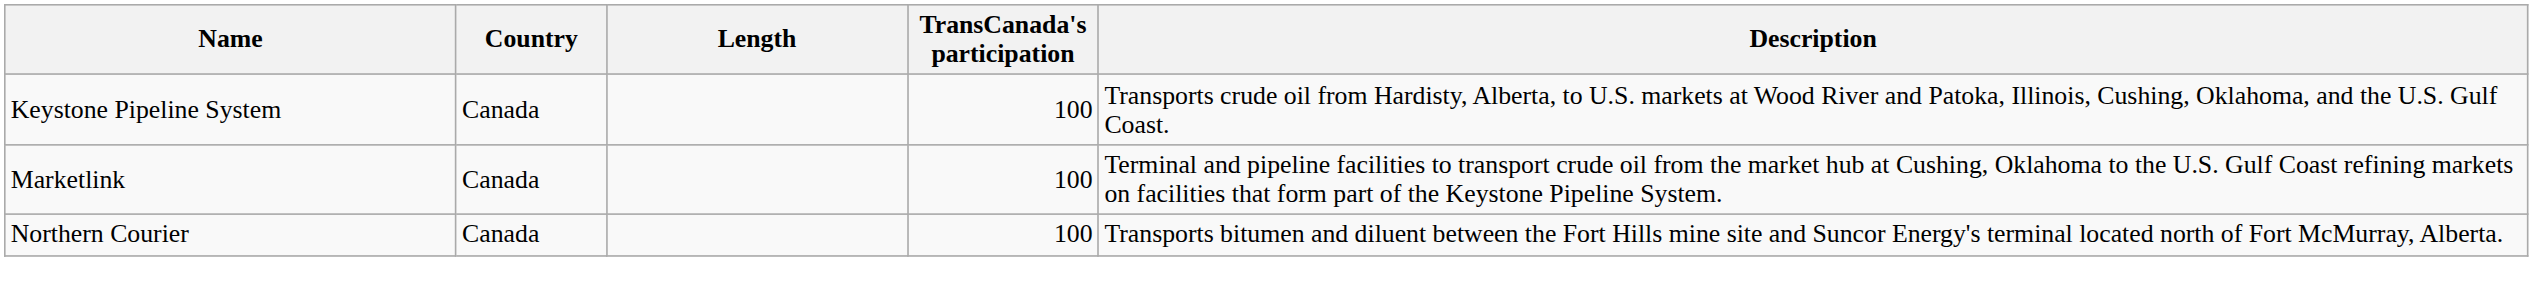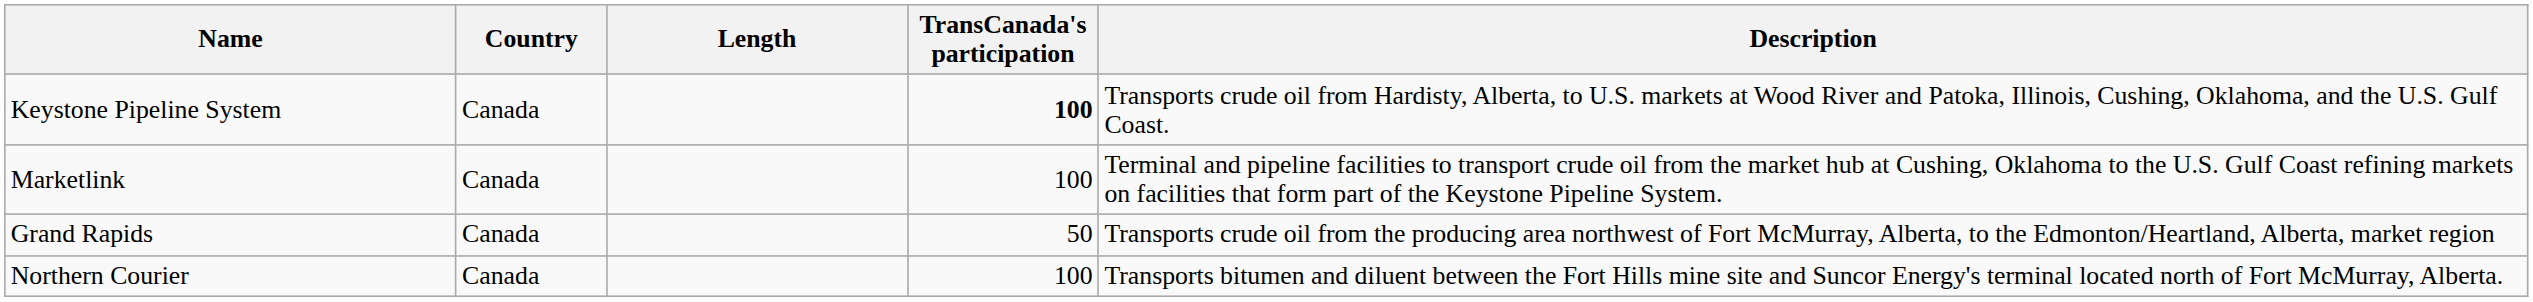(1073, 109) normal -> (1073, 109) bold
+ row: (82, 234)
